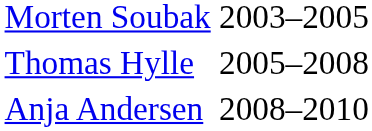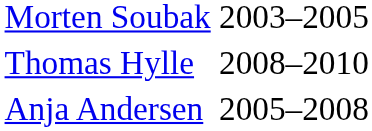(294, 63) 2005–2008 -> (294, 63) 2008–2010
(294, 108) 2008–2010 -> (294, 108) 2005–2008
